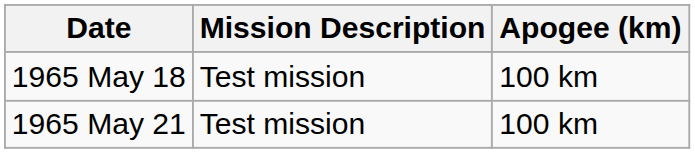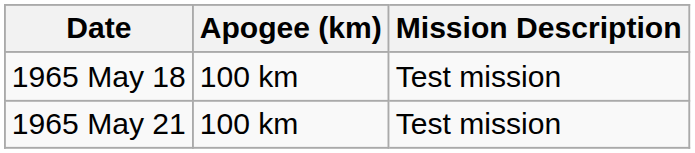columns swapped: (343, 28) <-> (590, 28)
